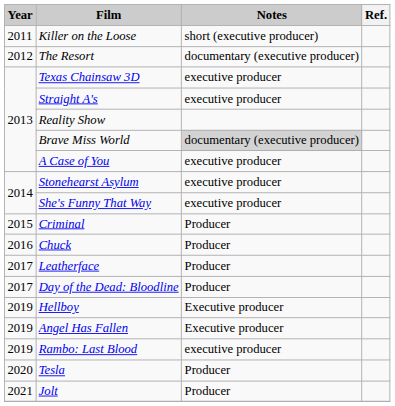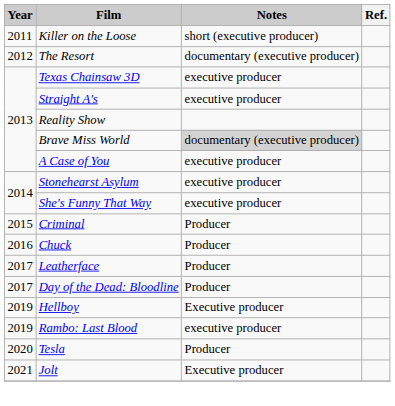- row: (83, 328)
(207, 391) Producer -> (234, 370) Executive producer
